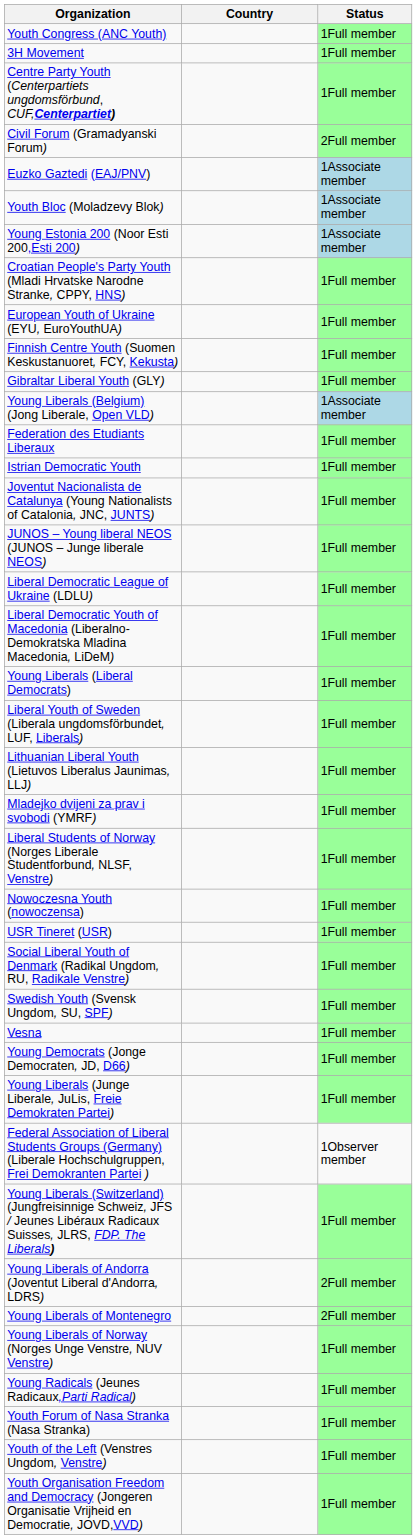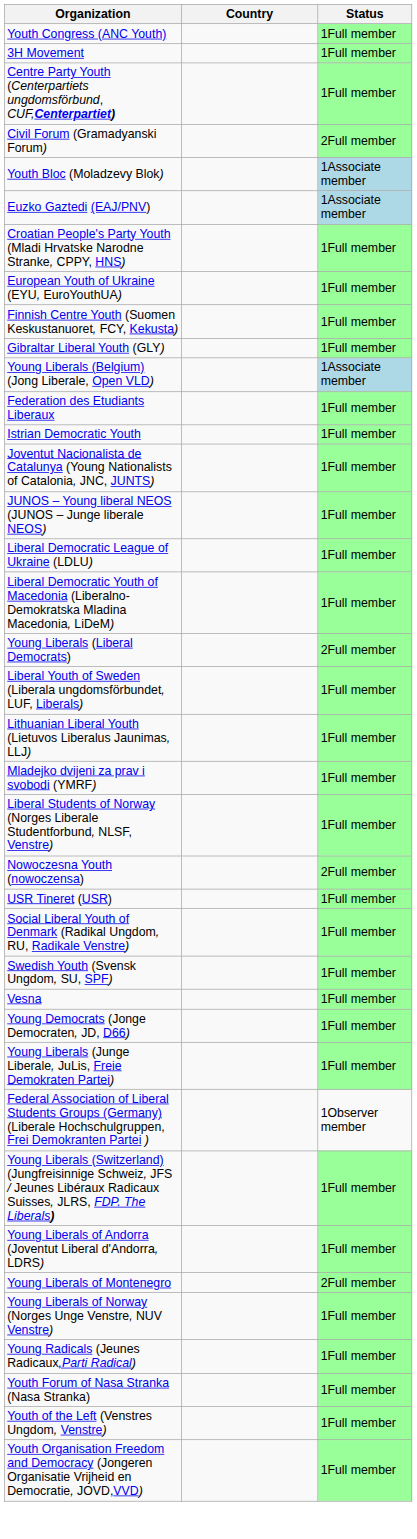rows swapped: (85, 207) <-> (79, 174)
- row: (88, 241)
(358, 683) 1Full member -> (358, 650) 2Full member
(358, 905) 1Full member -> (358, 872) 2Full member
(358, 1282) 2Full member -> (358, 1249) 1Full member
